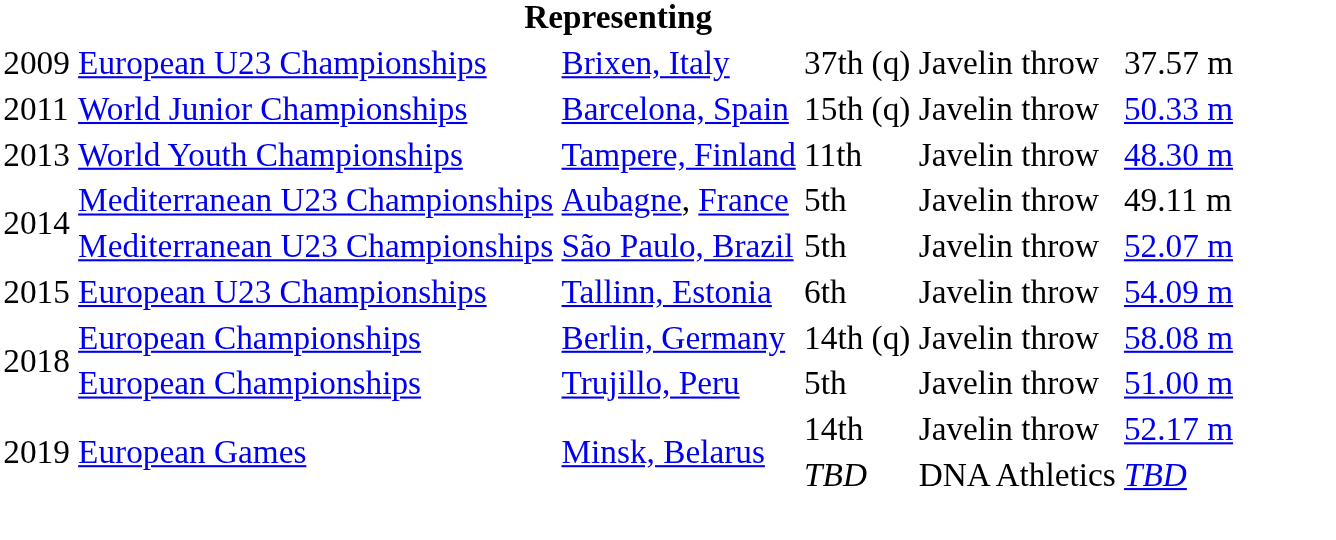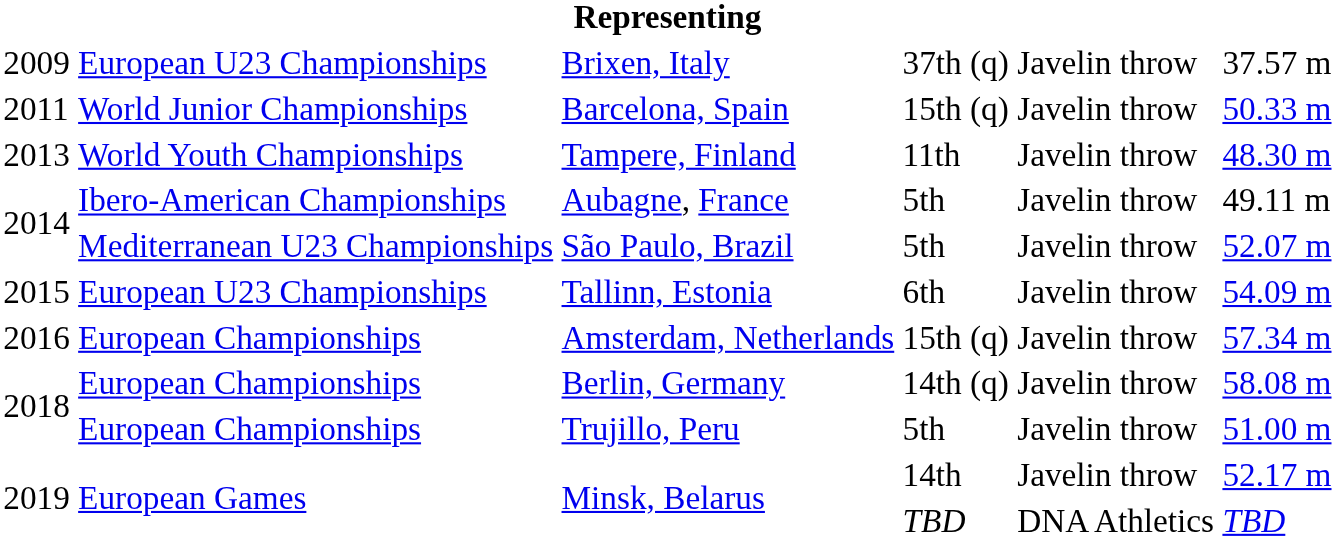(316, 200) Mediterranean U23 Championships -> (292, 200) Ibero-American Championships
+ row: (728, 337)
